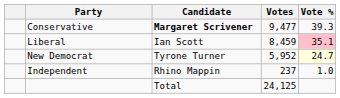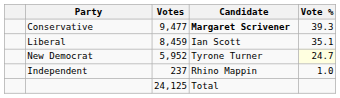columns swapped: (207, 12) <-> (280, 12)
(323, 41) pink background -> (323, 41) no background
